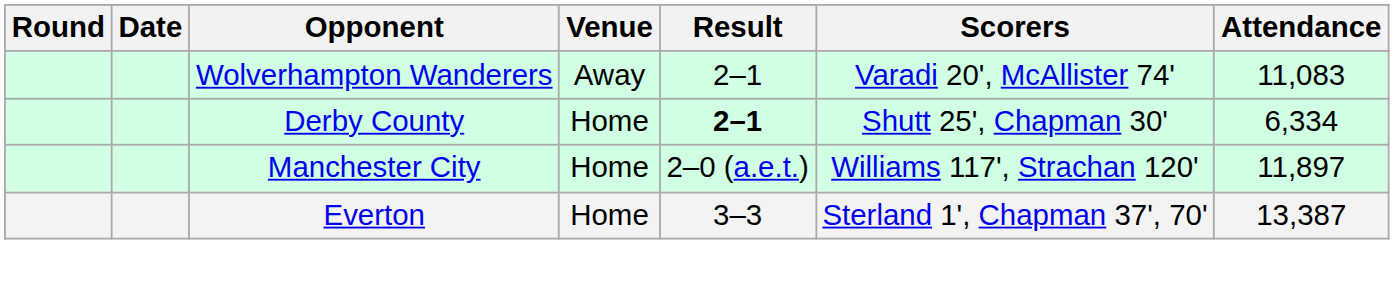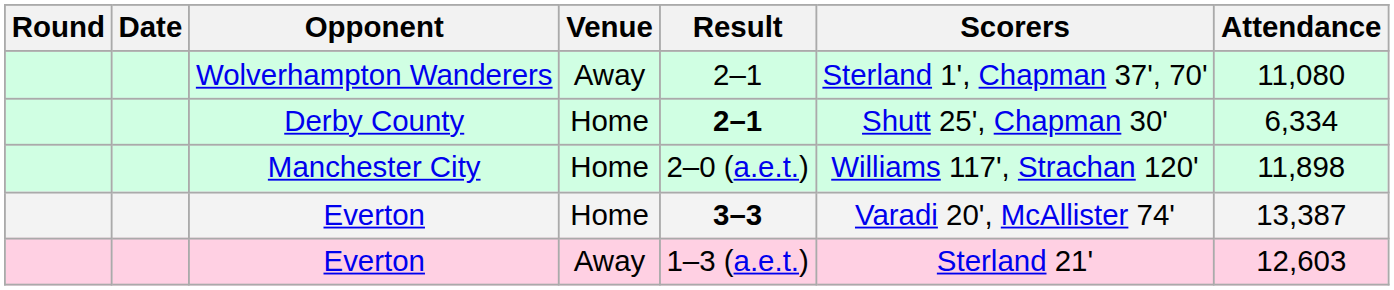(1015, 74) Varadi 20', McAllister 74' -> (1015, 74) Sterland 1', Chapman 37', 70'
(1301, 74) 11,083 -> (1301, 74) 11,080
(1301, 167) 11,897 -> (1301, 167) 11,898
(738, 214) normal -> (738, 214) bold
(1015, 214) Sterland 1', Chapman 37', 70' -> (1015, 214) Varadi 20', McAllister 74'
+ row: (374, 261)
